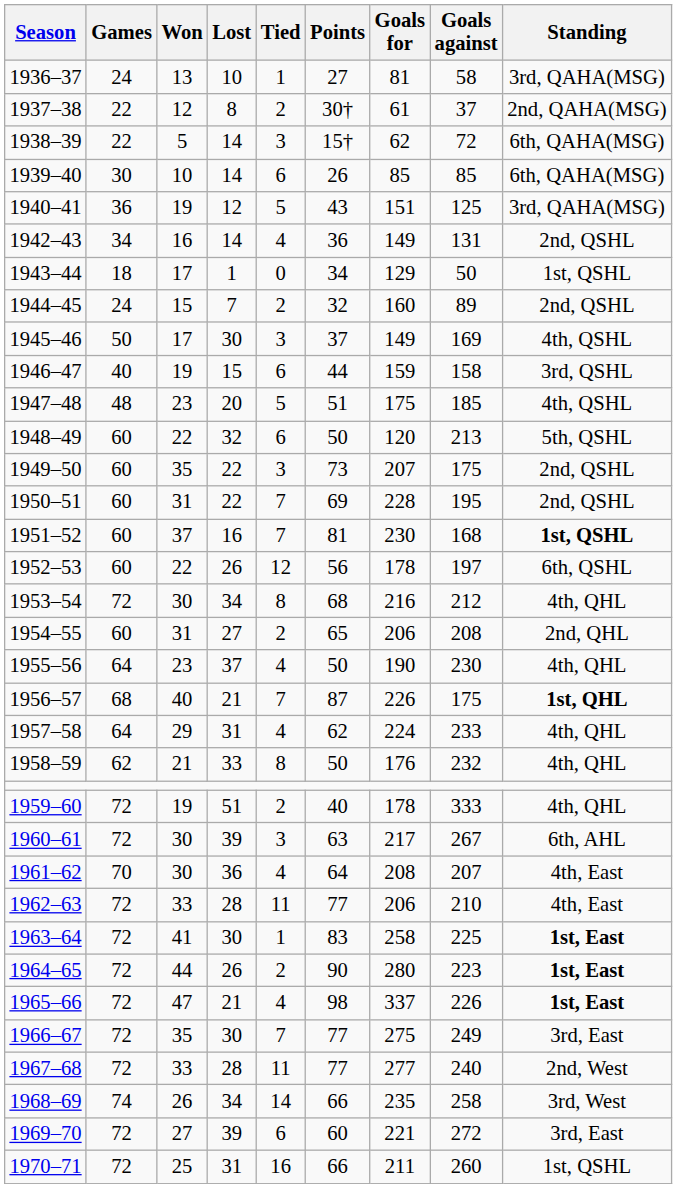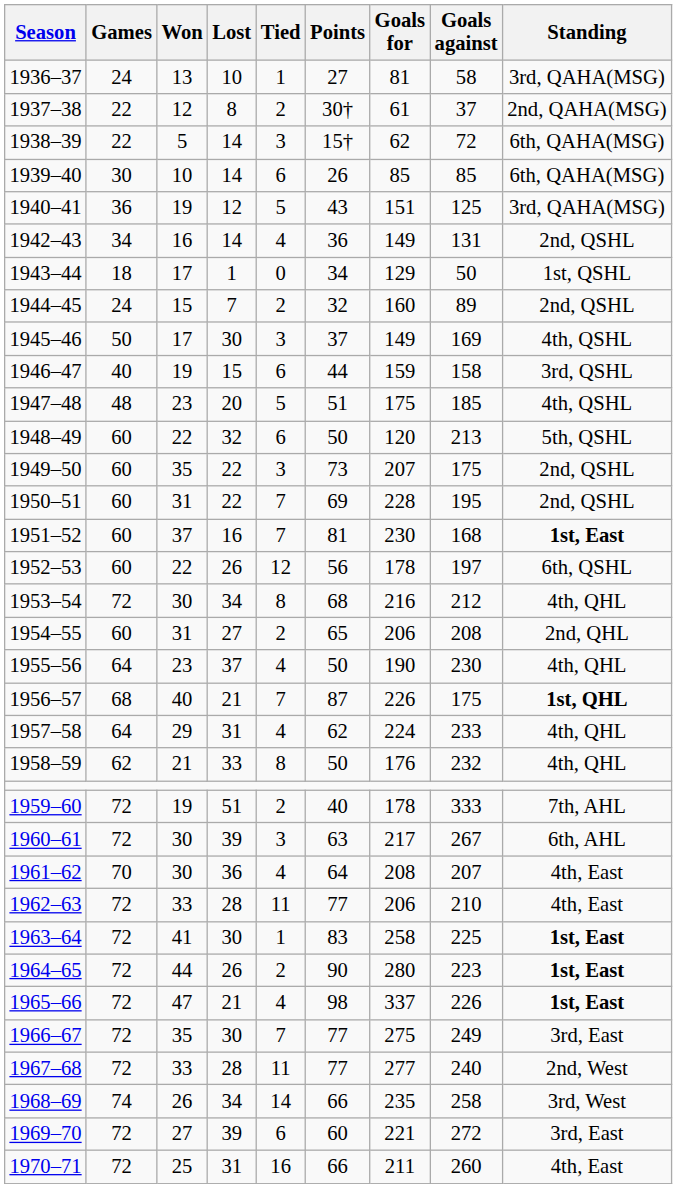(587, 535) 1st, QSHL -> (587, 535) 1st, East
(587, 806) 4th, QHL -> (587, 806) 7th, AHL
(587, 1166) 1st, QSHL -> (587, 1166) 4th, East
